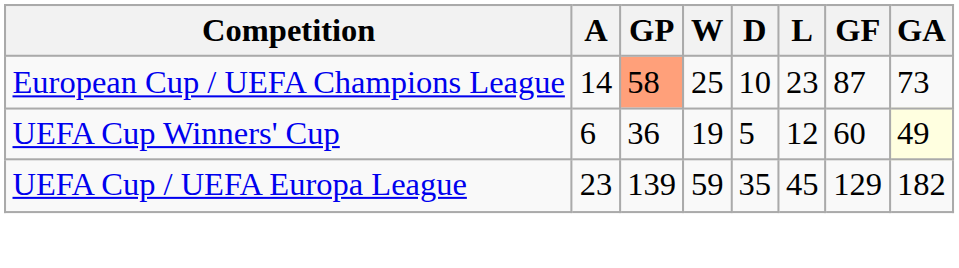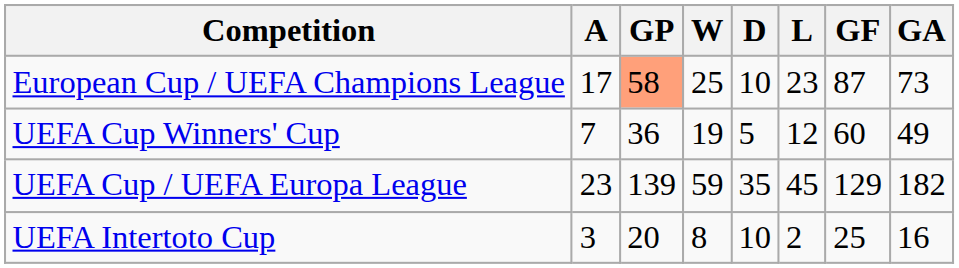(596, 81) 14 -> (596, 81) 17
(588, 133) 6 -> (588, 133) 7
(913, 133) lightyellow background -> (913, 133) no background
+ row: (144, 236)
